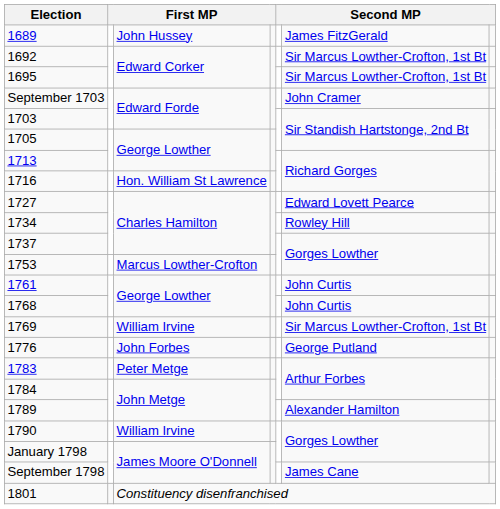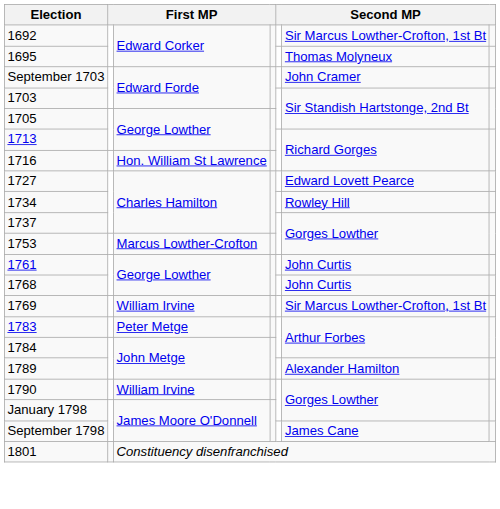- row: (22, 35)
(386, 77) Sir Marcus Lowther-Crofton, 1st Bt -> (338, 56) Thomas Molyneux
- row: (22, 347)
